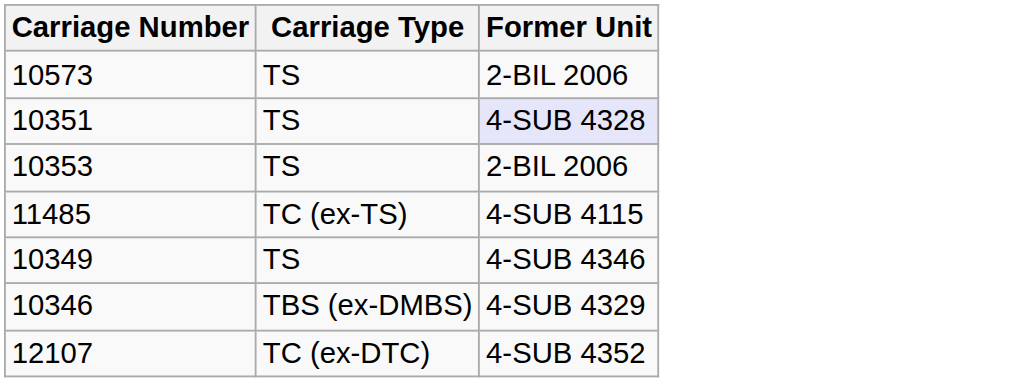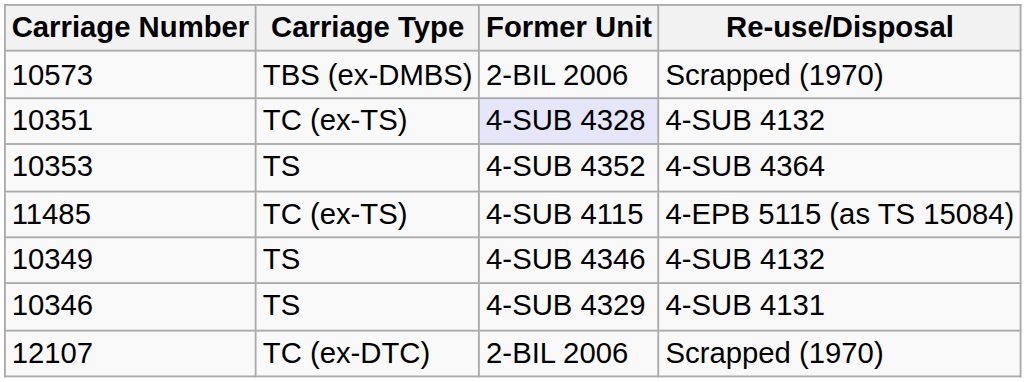+ column: (840, 27)
(281, 74) TS -> (368, 74) TBS (ex-DMBS)
(281, 120) TS -> (335, 120) TC (ex-TS)
(557, 167) 2-BIL 2006 -> (566, 167) 4-SUB 4352
(368, 306) TBS (ex-DMBS) -> (281, 306) TS
(566, 352) 4-SUB 4352 -> (557, 352) 2-BIL 2006
